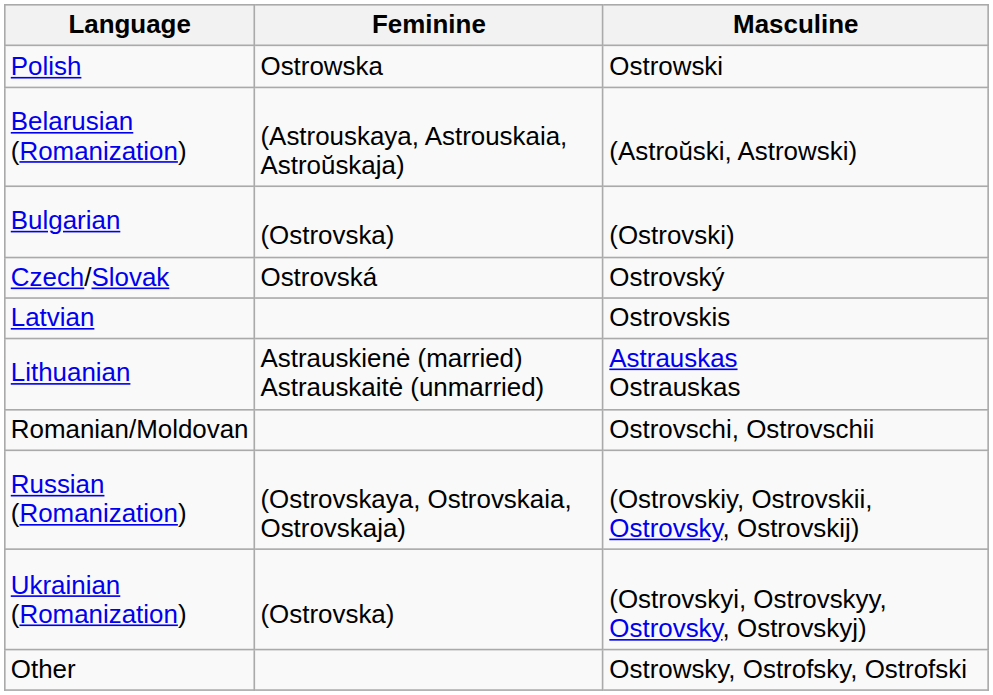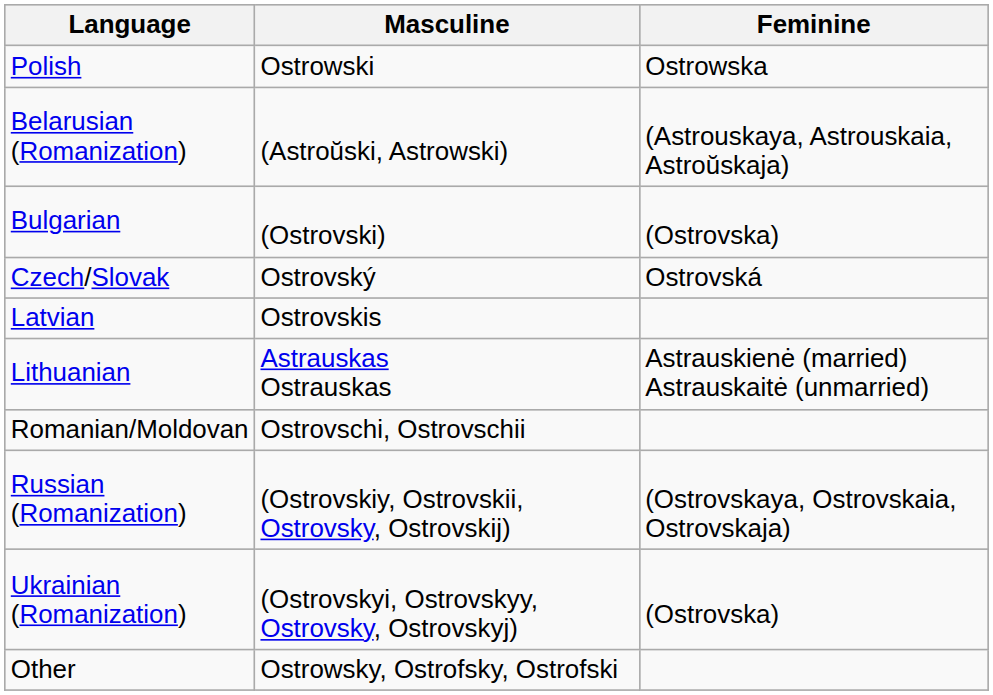columns swapped: (796, 25) <-> (429, 25)
